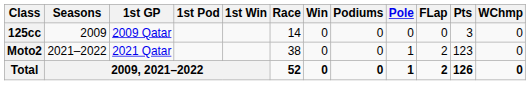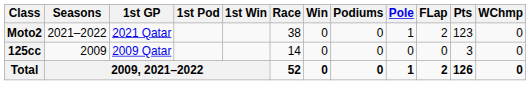rows swapped: (25, 32) <-> (25, 51)
